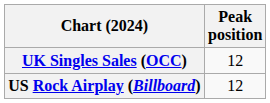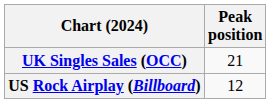(235, 60) 12 -> (235, 60) 21
